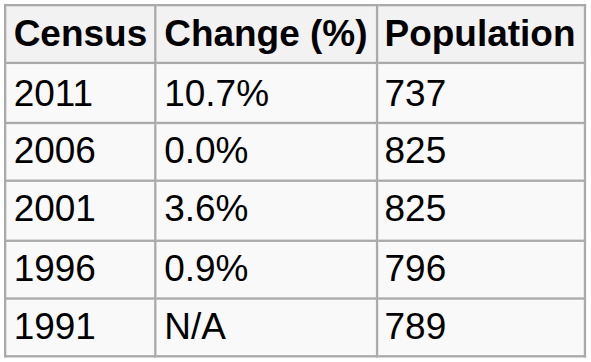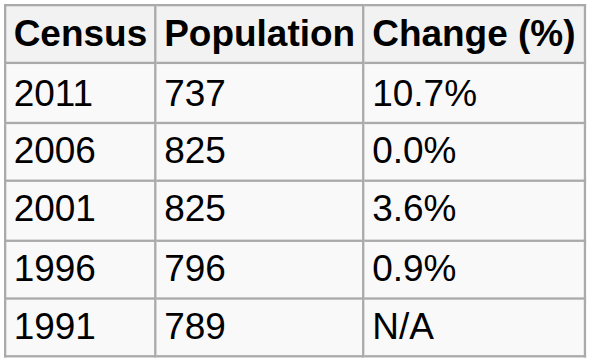columns swapped: (480, 33) <-> (266, 33)
